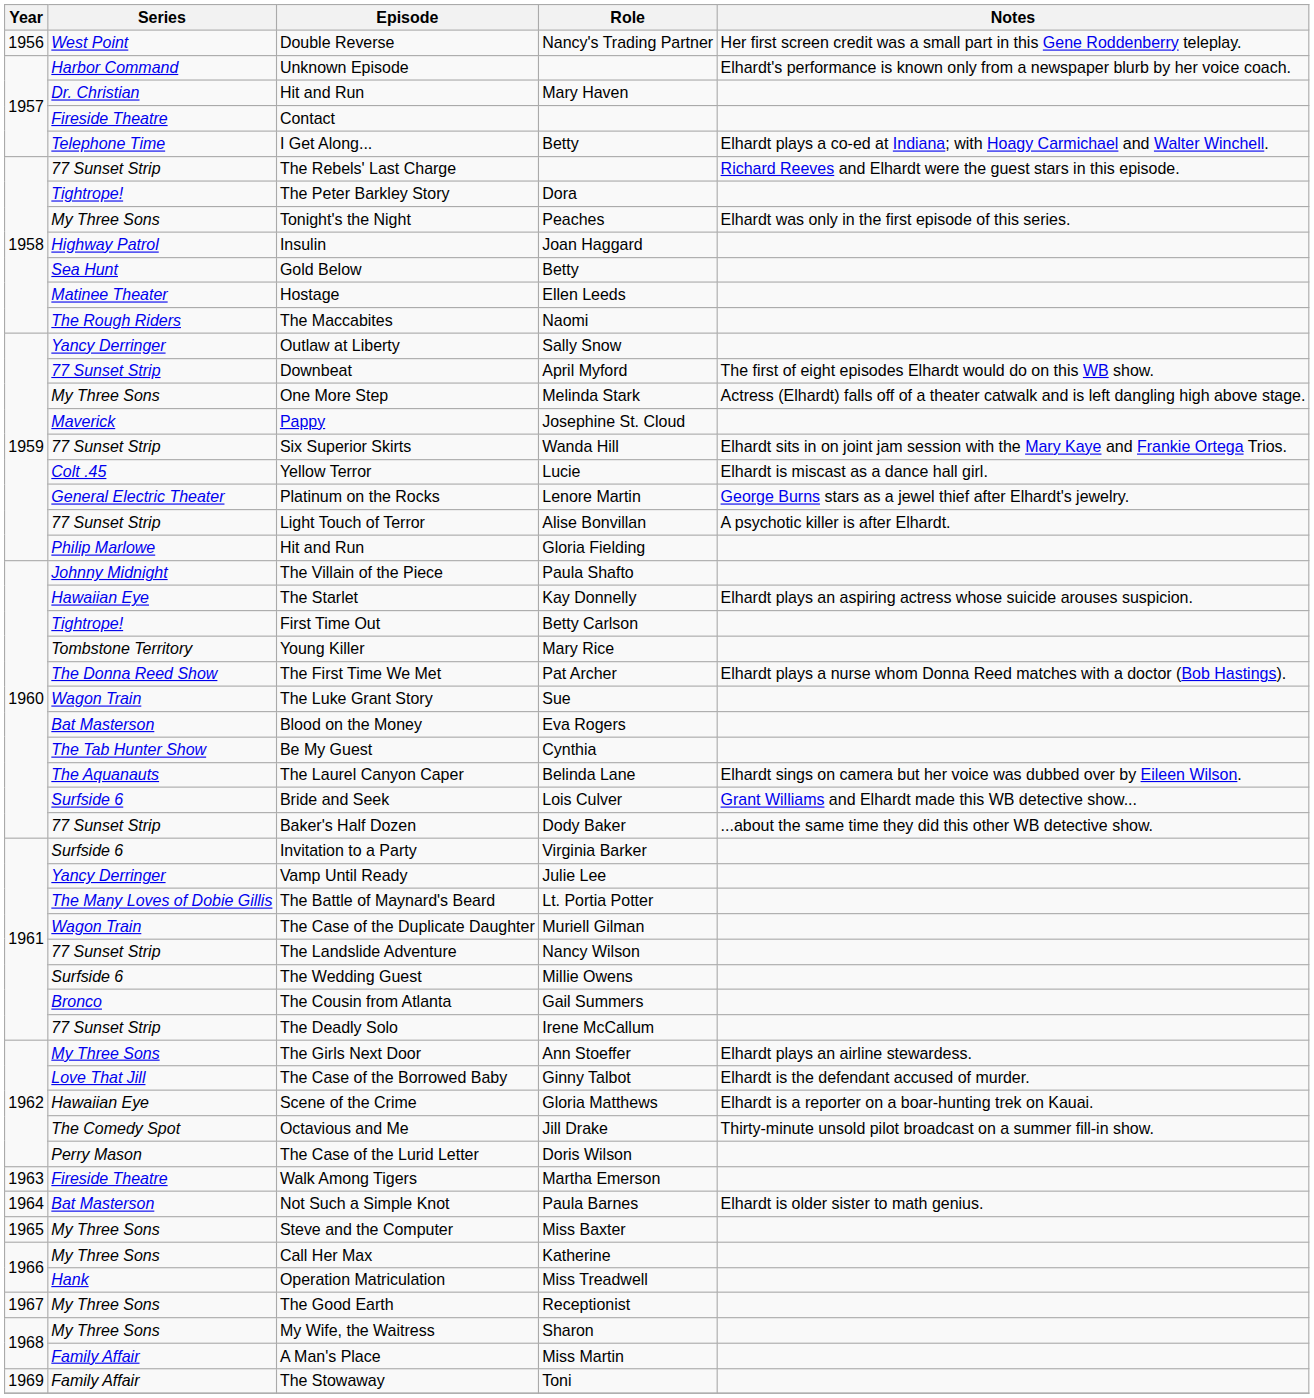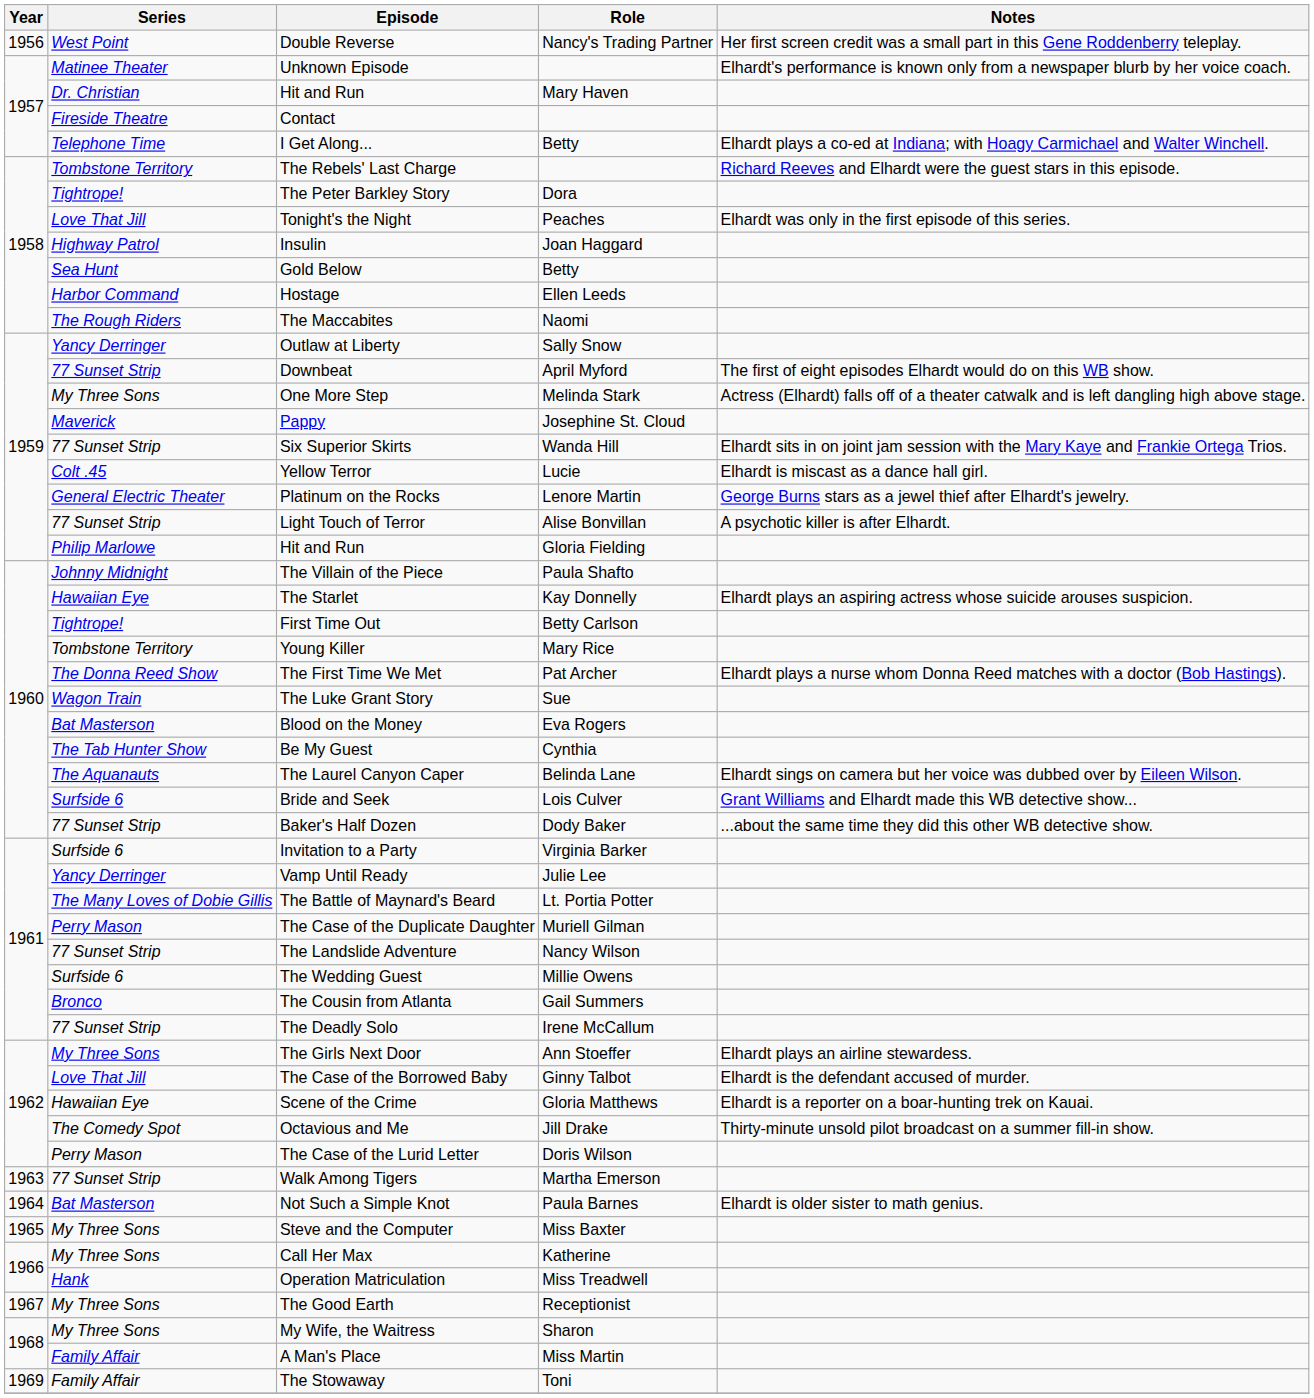(115, 68) Harbor Command -> (109, 68) Matinee Theater
(106, 169) 77 Sunset Strip -> (122, 169) Tombstone Territory
(105, 220) My Three Sons -> (98, 220) Love That Jill
(109, 295) Matinee Theater -> (115, 295) Harbor Command
(96, 927) Wagon Train -> (97, 927) Perry Mason
(109, 1179) Fireside Theatre -> (106, 1179) 77 Sunset Strip
